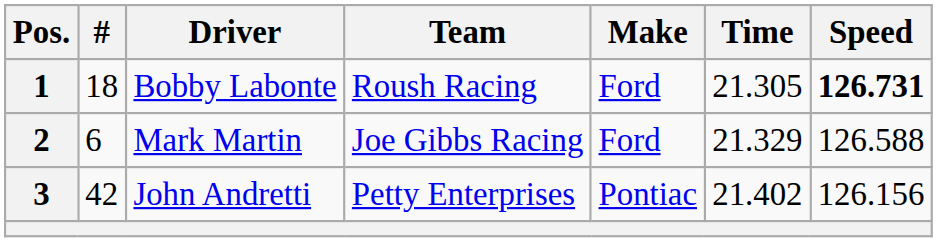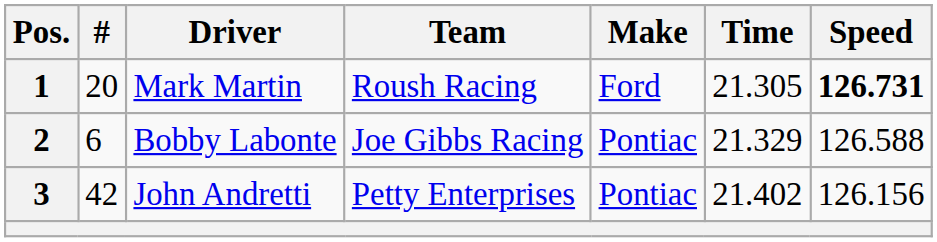(102, 85) 18 -> (102, 85) 20
(235, 85) Bobby Labonte -> (218, 85) Mark Martin
(218, 140) Mark Martin -> (235, 140) Bobby Labonte
(630, 140) Ford -> (648, 140) Pontiac
